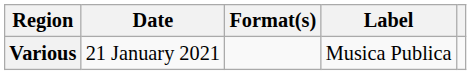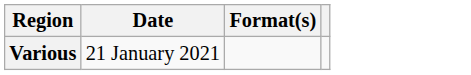- column: (389, 20)
